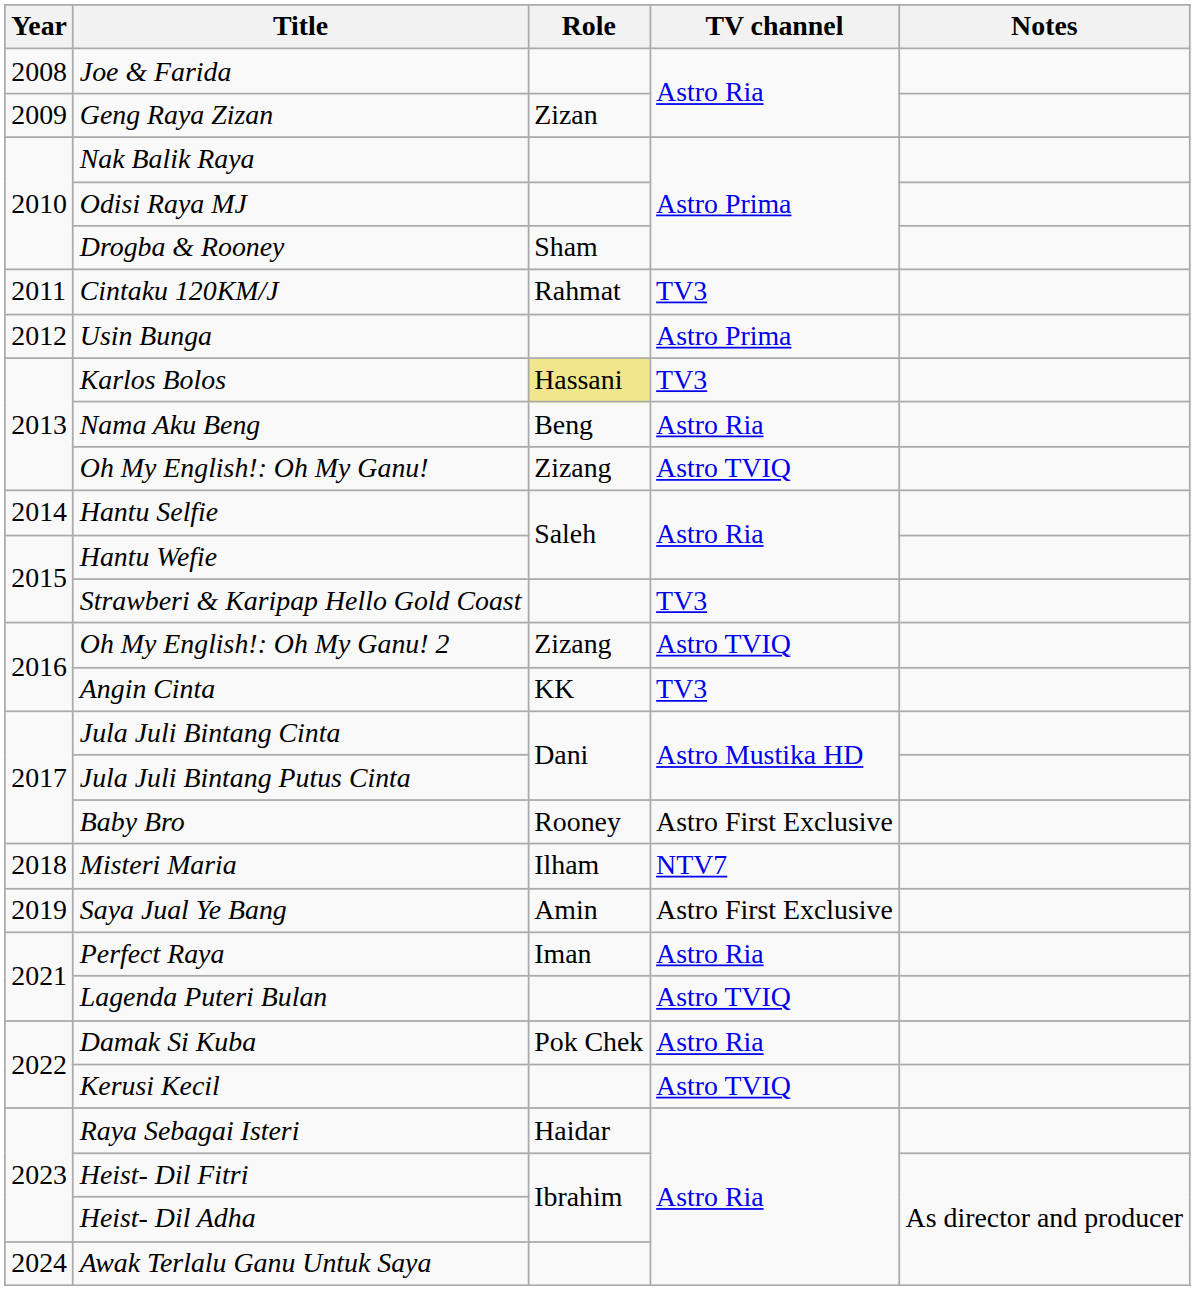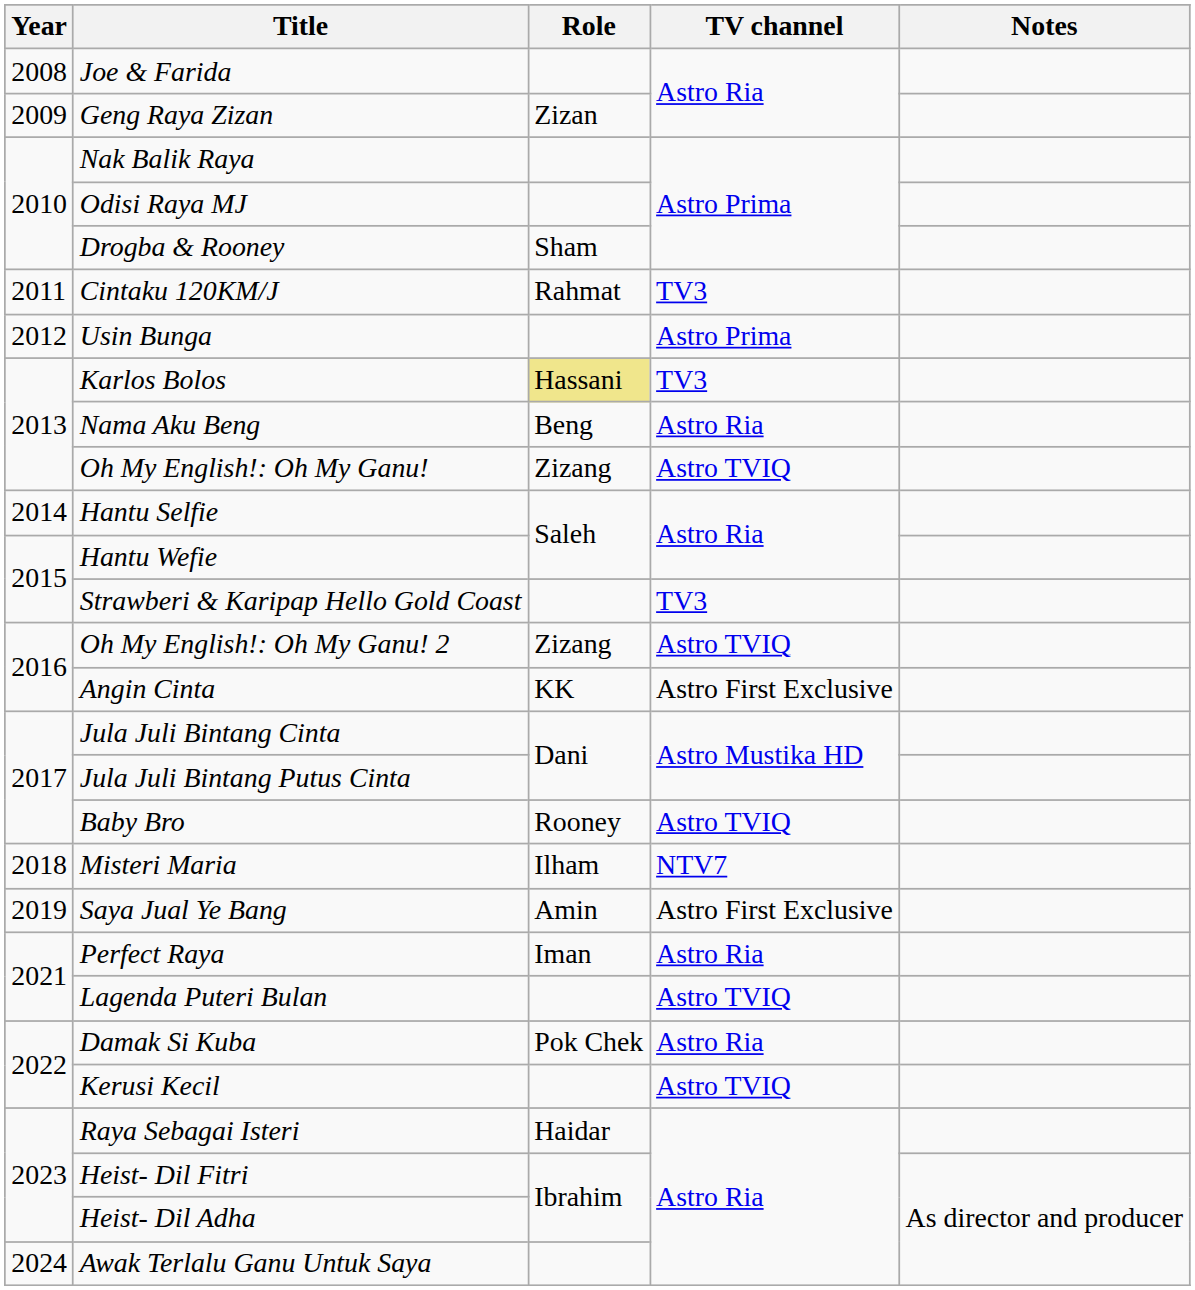(682, 688) TV3 -> (774, 688) Astro First Exclusive
(774, 821) Astro First Exclusive -> (724, 821) Astro TVIQ
